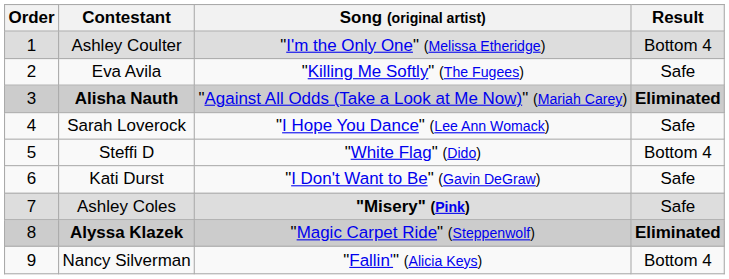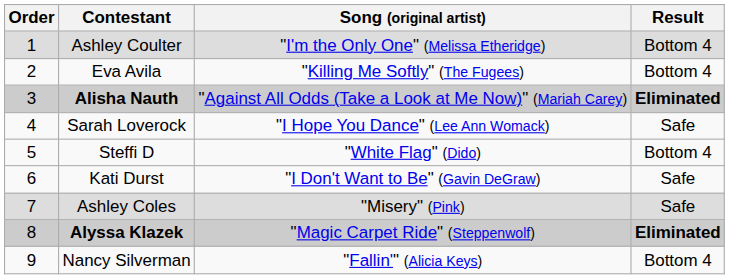(678, 71) Safe -> (678, 71) Bottom 4
(413, 206) bold -> (413, 206) normal
